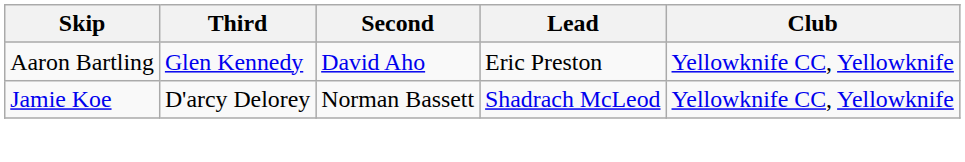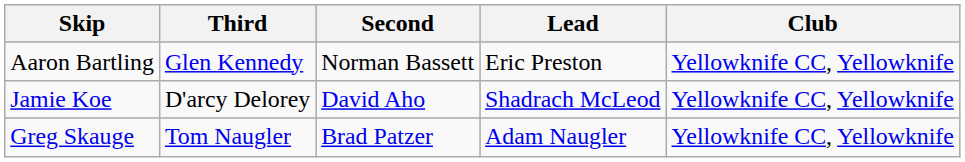(373, 61) David Aho -> (398, 61) Norman Bassett
(398, 99) Norman Bassett -> (373, 99) David Aho
+ row: (72, 136)
